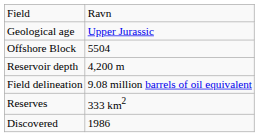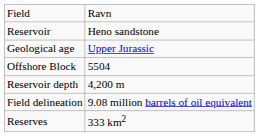+ row: (29, 31)
- row: (32, 122)
